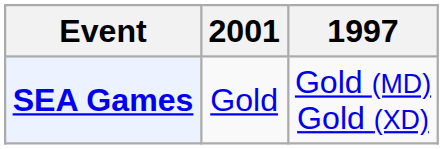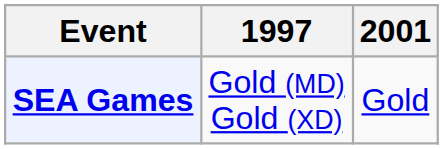columns swapped: (363, 31) <-> (244, 31)
